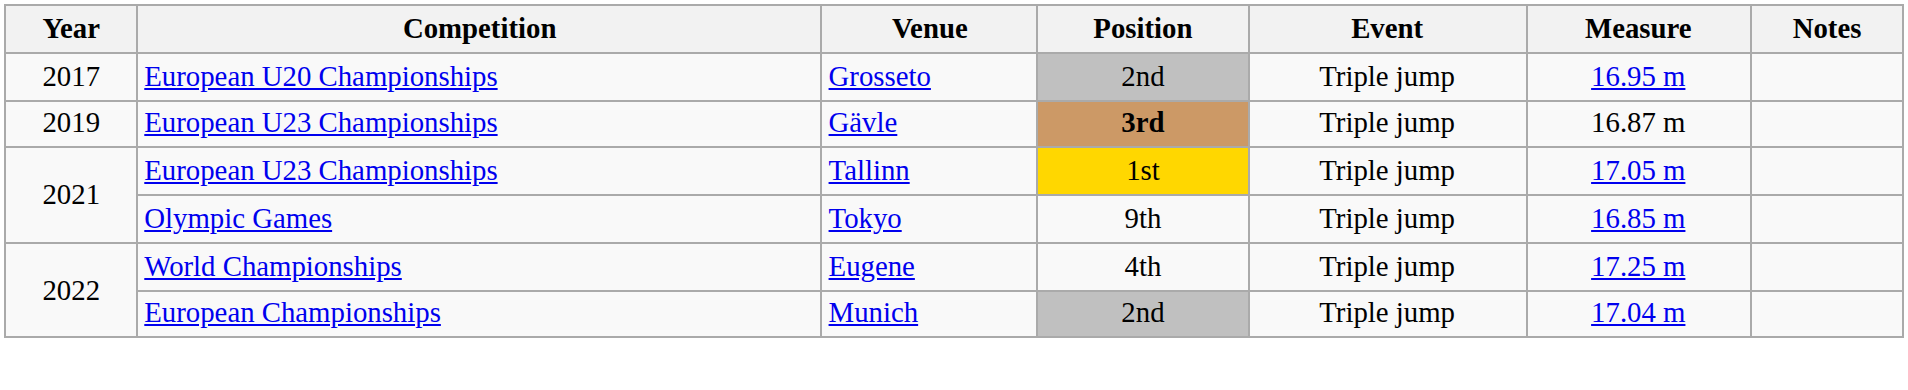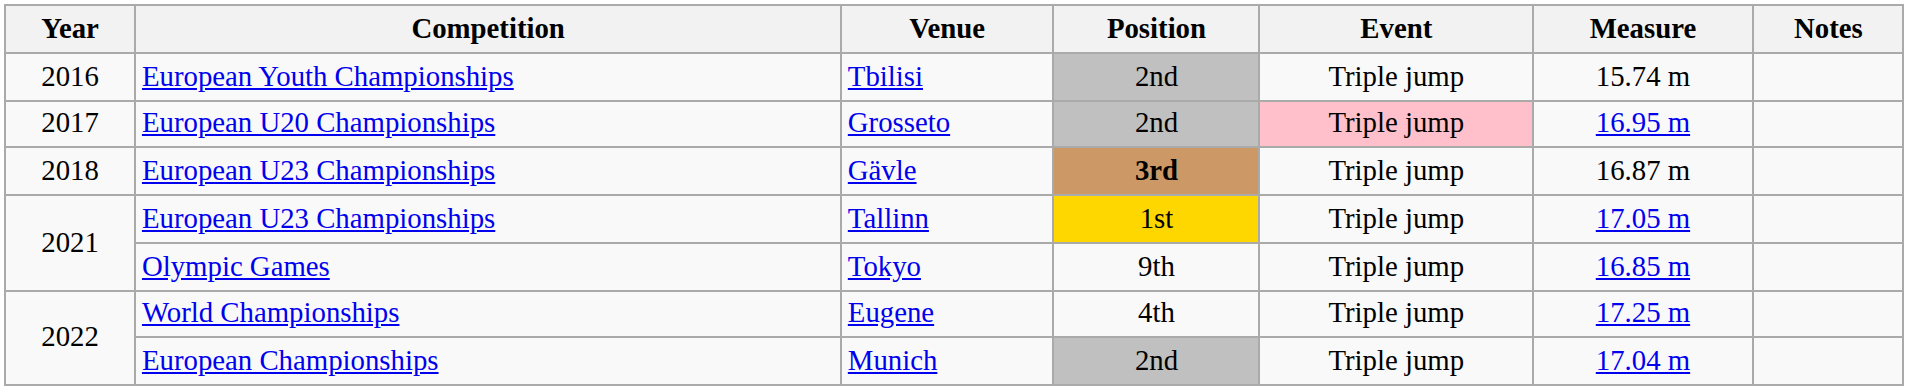+ row: (885, 76)
(1387, 76) no background -> (1396, 123) pink background
(71, 123) 2019 -> (70, 171) 2018
